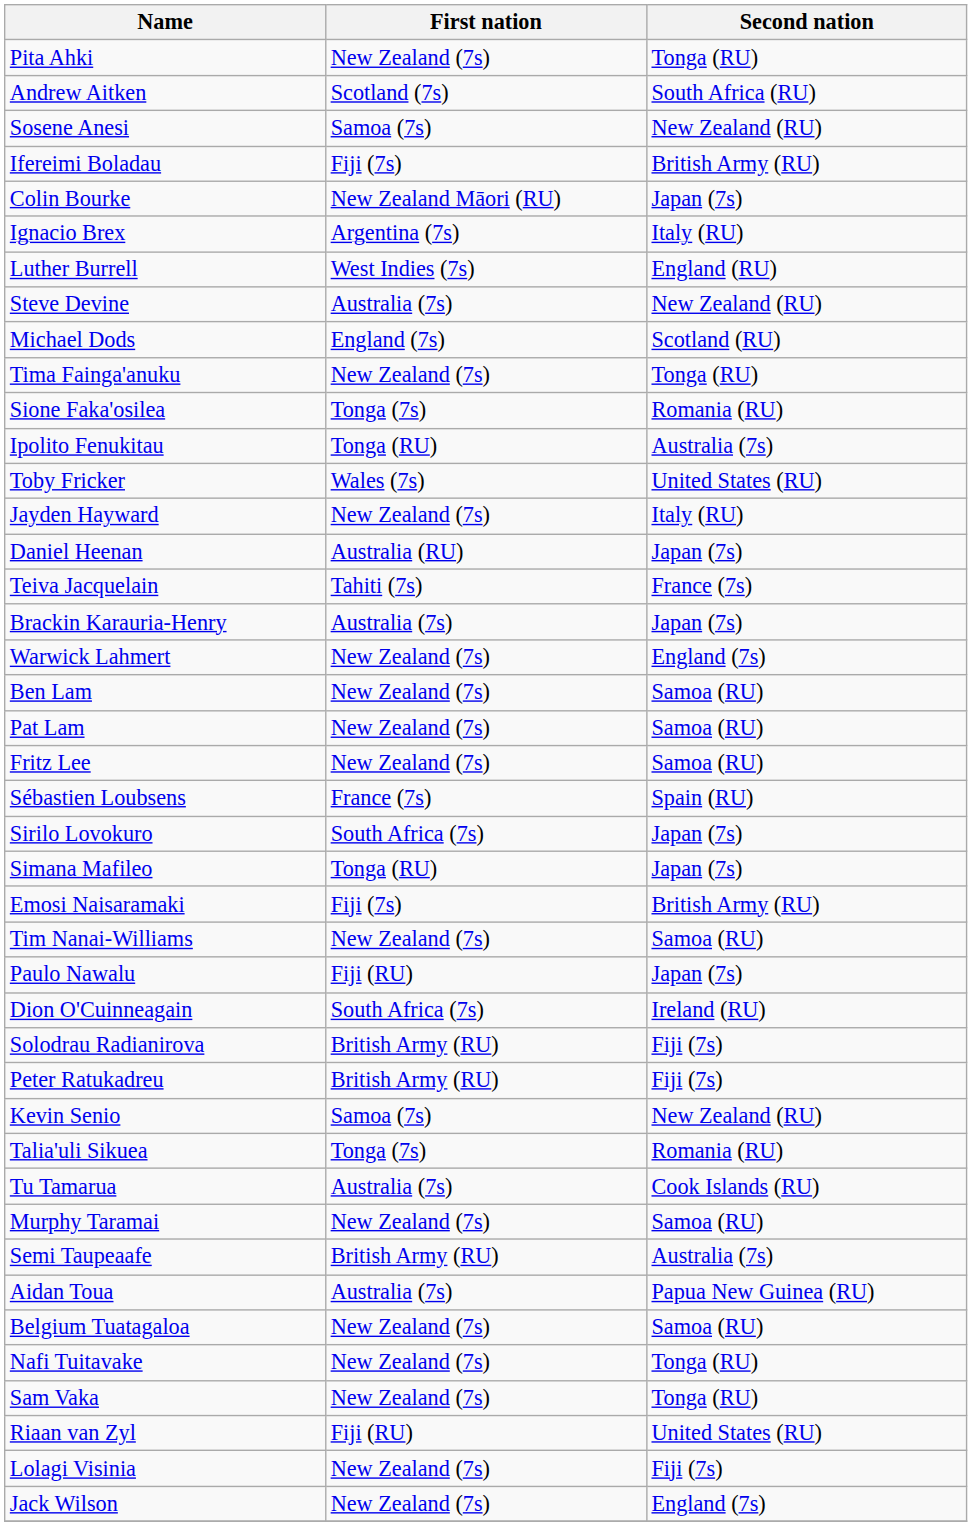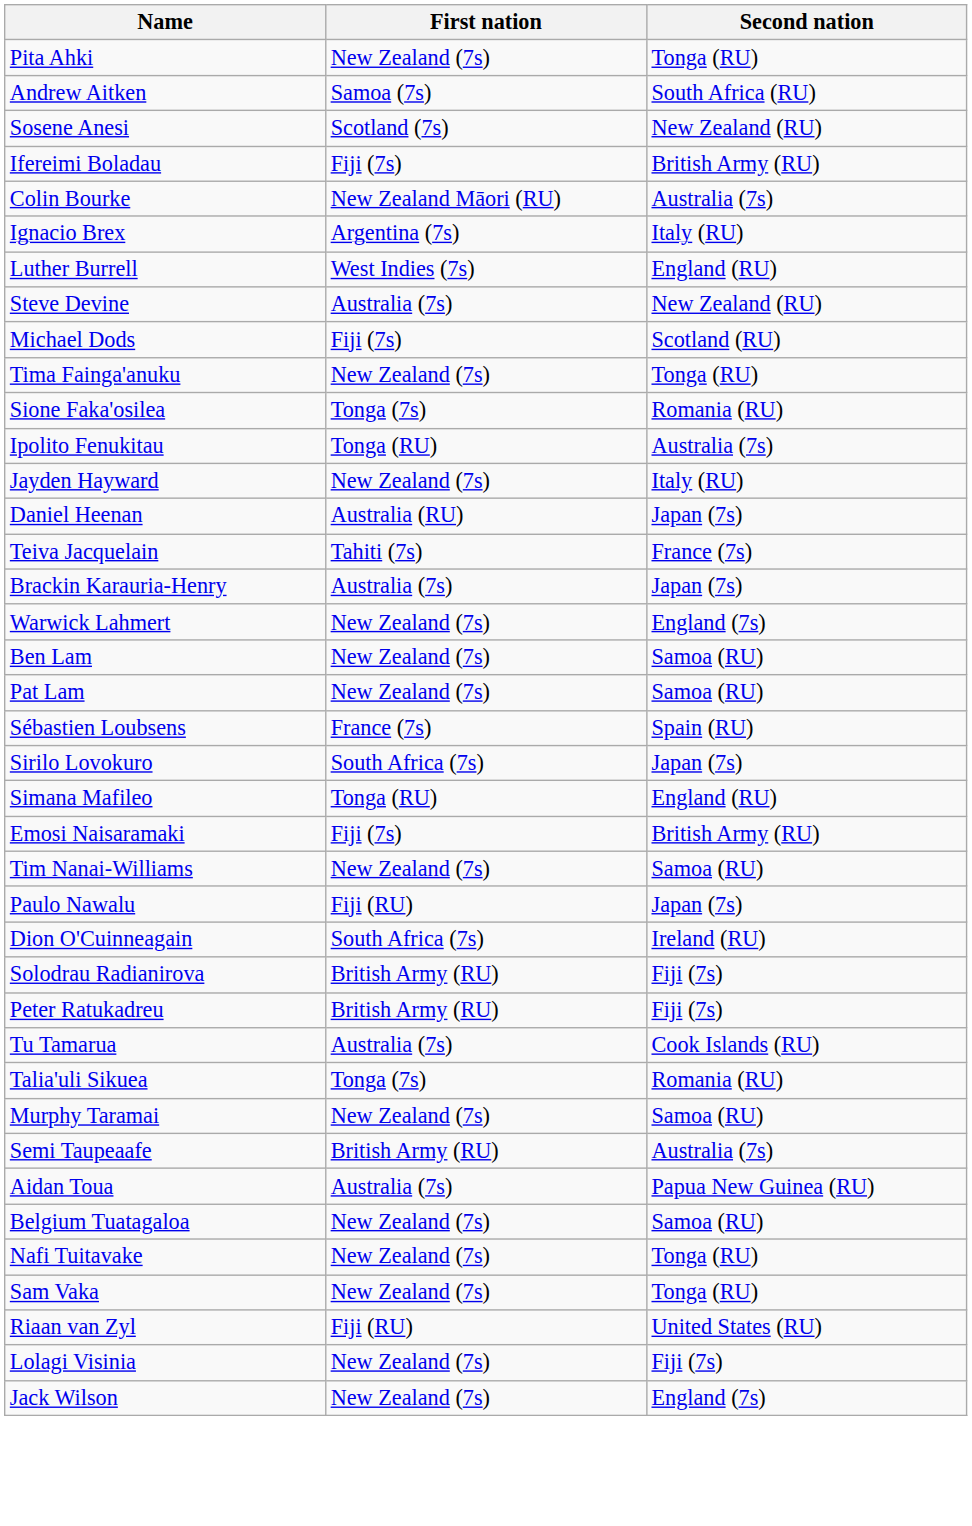(390, 92) Scotland (7s) -> (381, 92) Samoa (7s)
(381, 127) Samoa (7s) -> (390, 127) Scotland (7s)
(697, 198) Japan (7s) -> (712, 198) Australia (7s)
(388, 339) England (7s) -> (366, 339) Fiji (7s)
- row: (67, 480)
- row: (50, 762)
(697, 868) Japan (7s) -> (714, 798) England (RU)
- row: (65, 1115)
rows swapped: (79, 1150) <-> (63, 1186)
